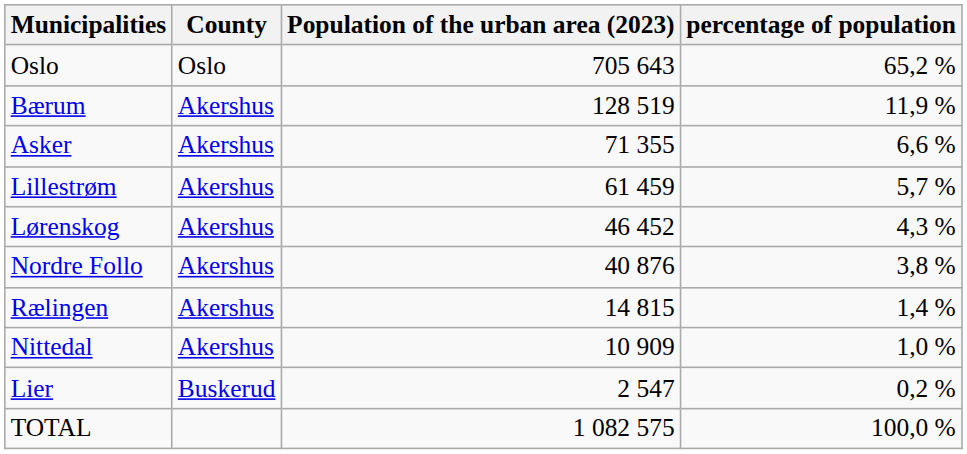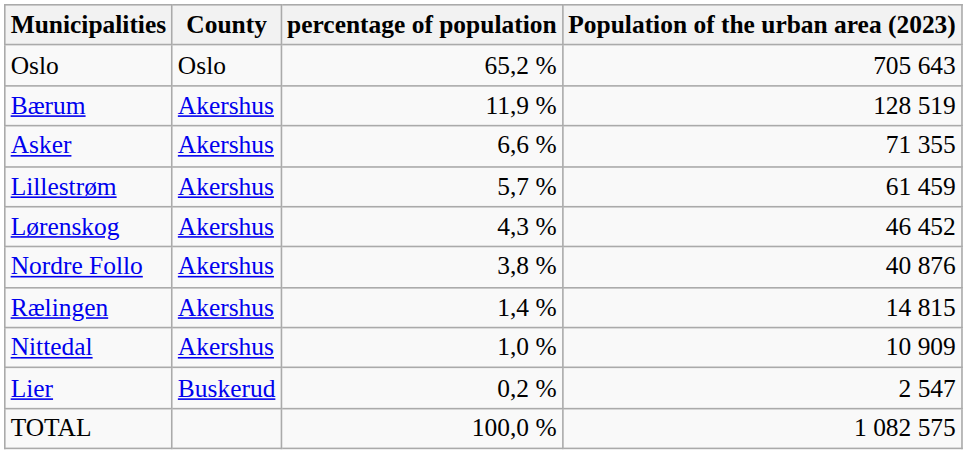columns swapped: (481, 24) <-> (821, 24)
